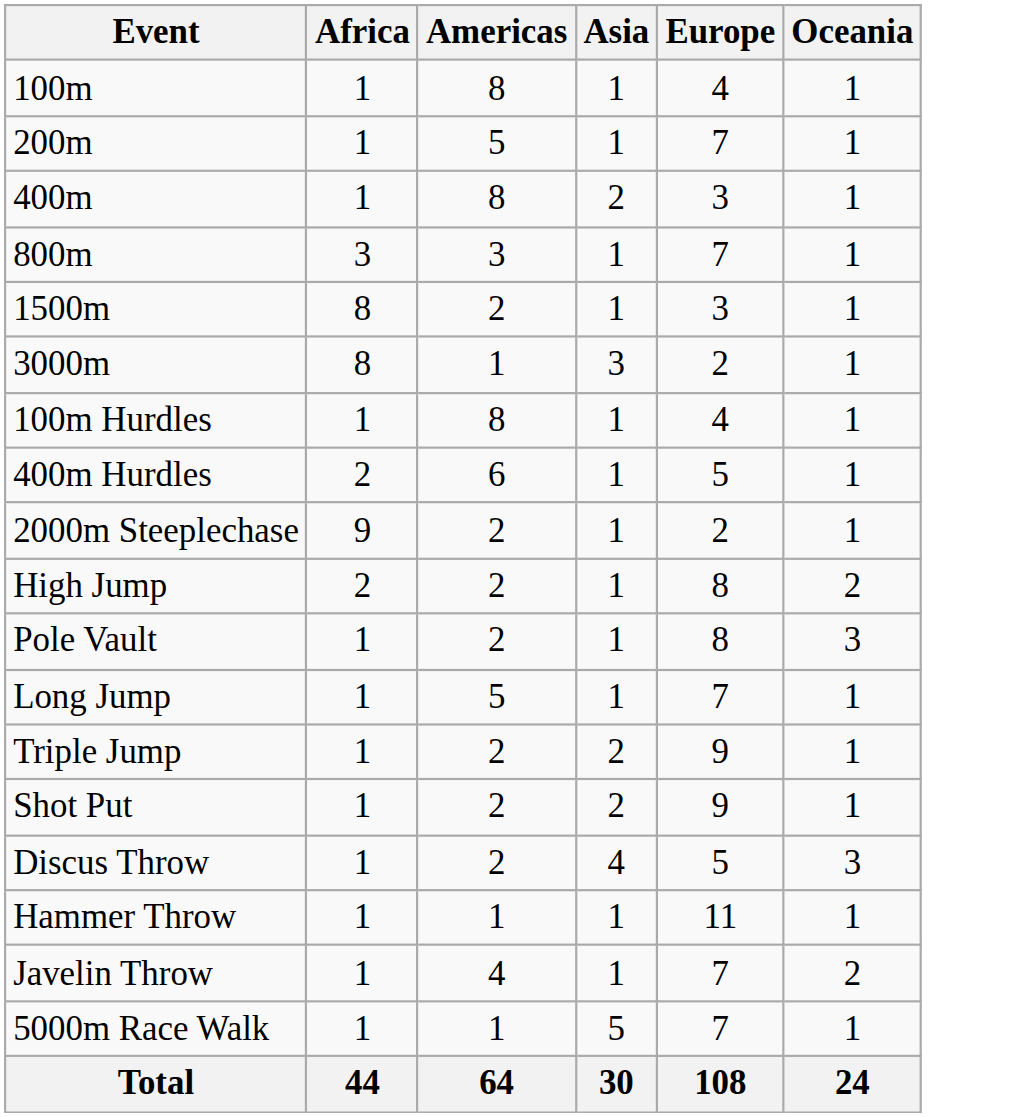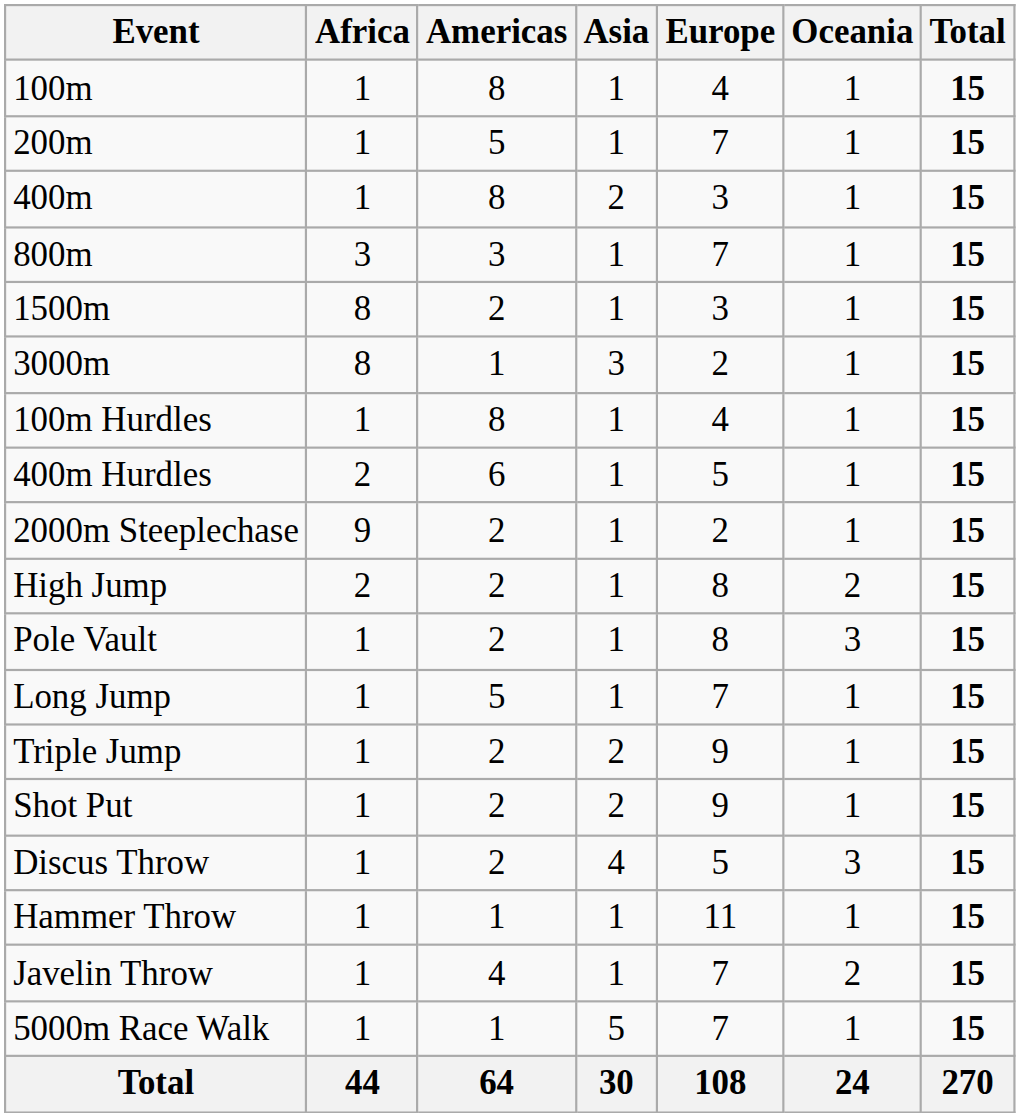+ column: (968, 32)
